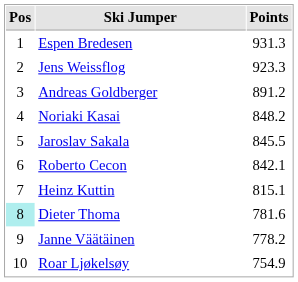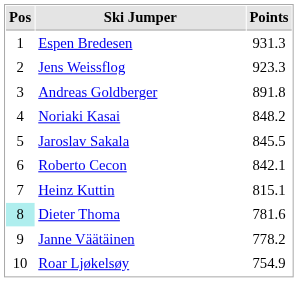(269, 92) 891.2 -> (269, 92) 891.8
